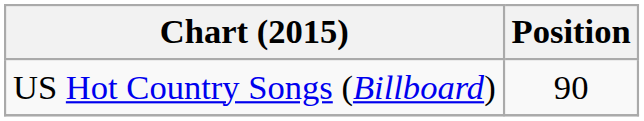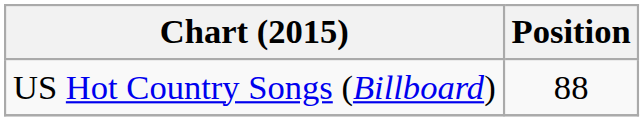(571, 86) 90 -> (571, 86) 88
